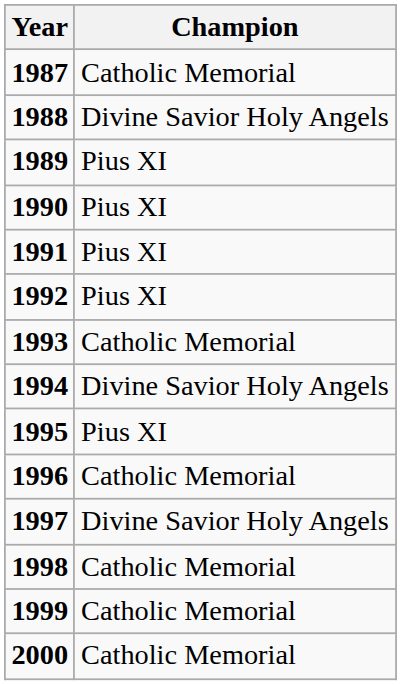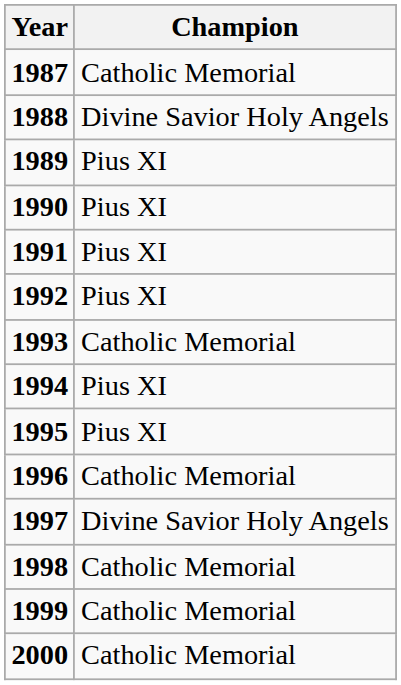(235, 386) Divine Savior Holy Angels -> (124, 386) Pius XI
